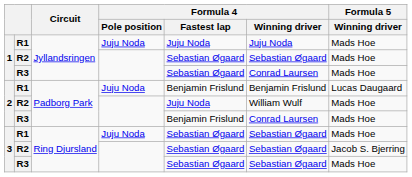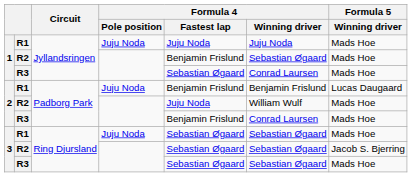(205, 57) Sebastian Øgaard -> (205, 57) Benjamin Frislund
